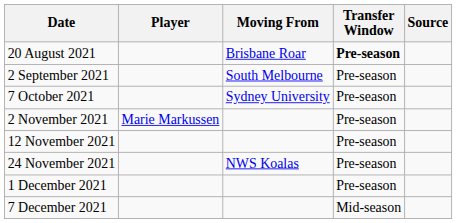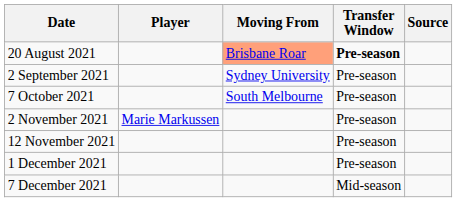(266, 53) no background -> (266, 53) lightsalmon background
(274, 75) South Melbourne -> (278, 75) Sydney University
(278, 97) Sydney University -> (274, 97) South Melbourne
- row: (61, 163)
